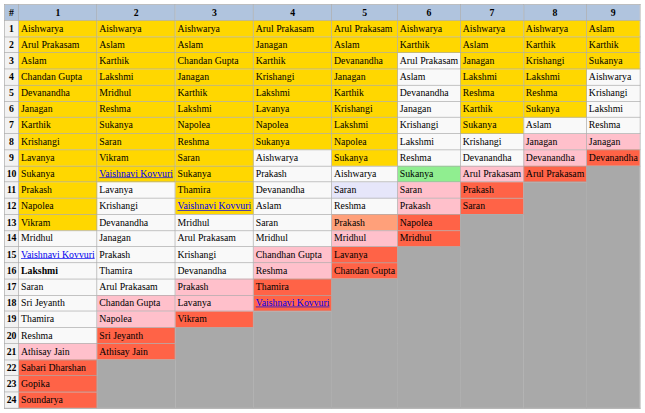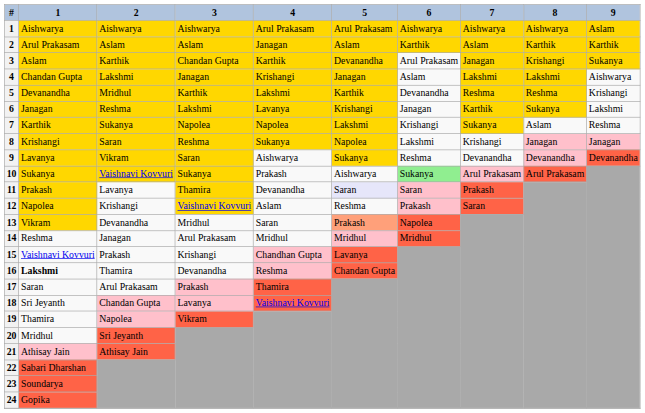(37, 239) Mridhul -> (37, 239) Reshma
(37, 335) Reshma -> (37, 335) Mridhul
(35, 384) Gopika -> (42, 384) Soundarya
(42, 400) Soundarya -> (35, 400) Gopika
